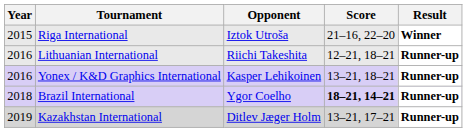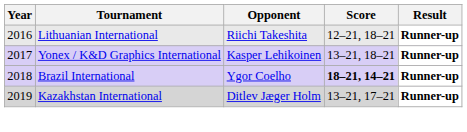- row: (83, 35)
(20, 76) 2016 -> (20, 55) 2017
